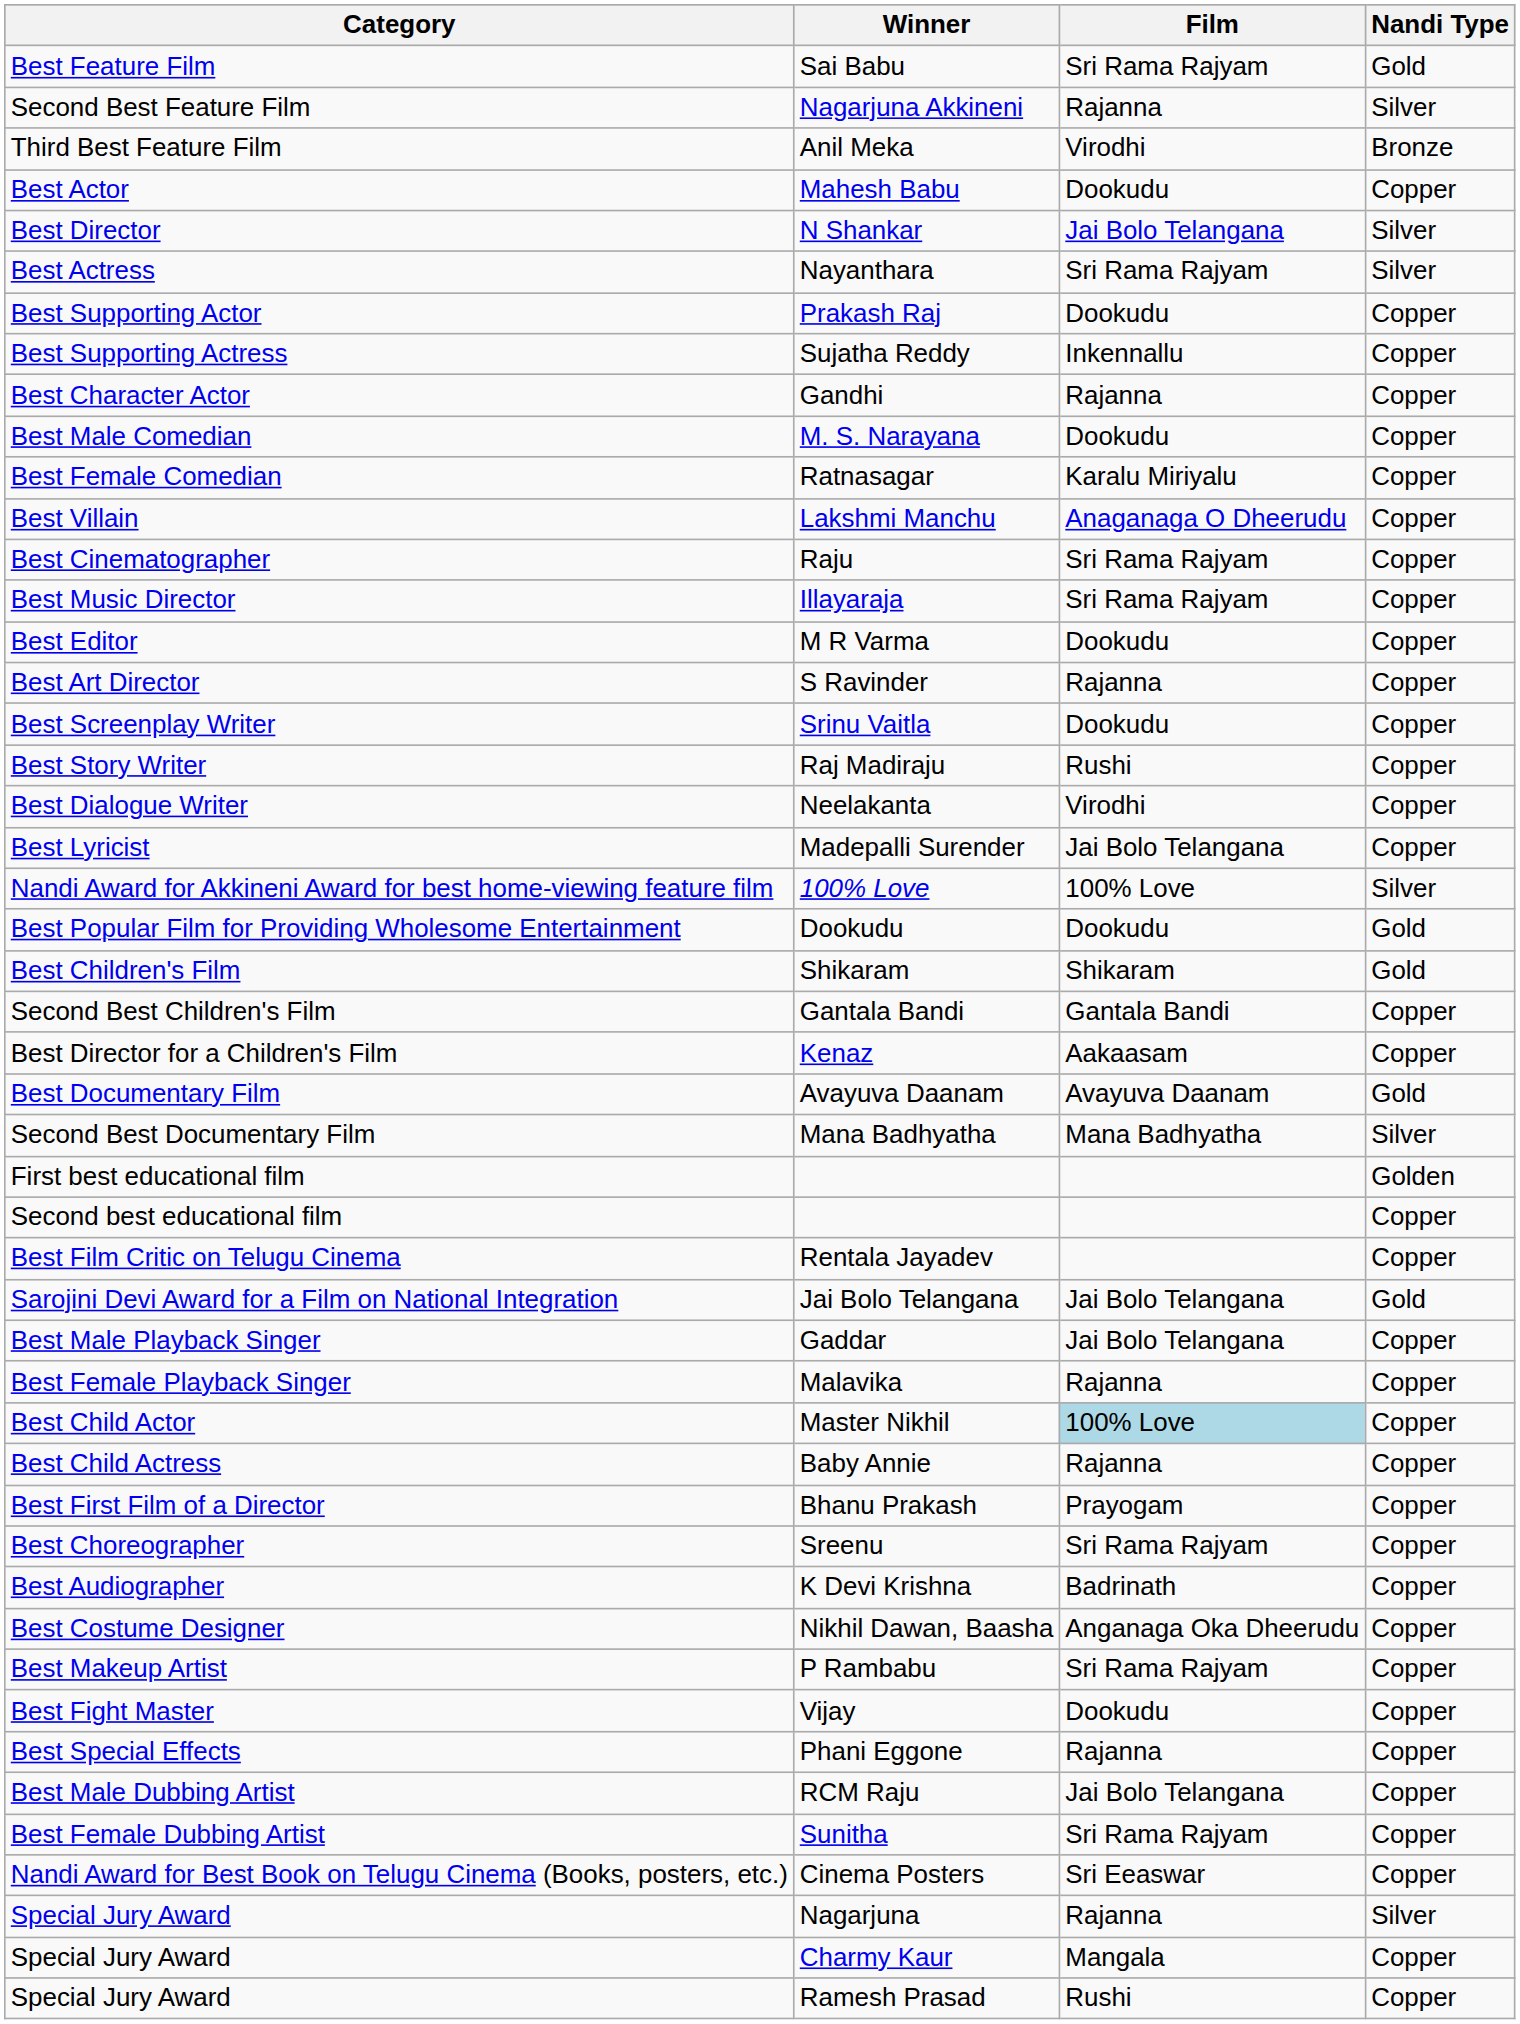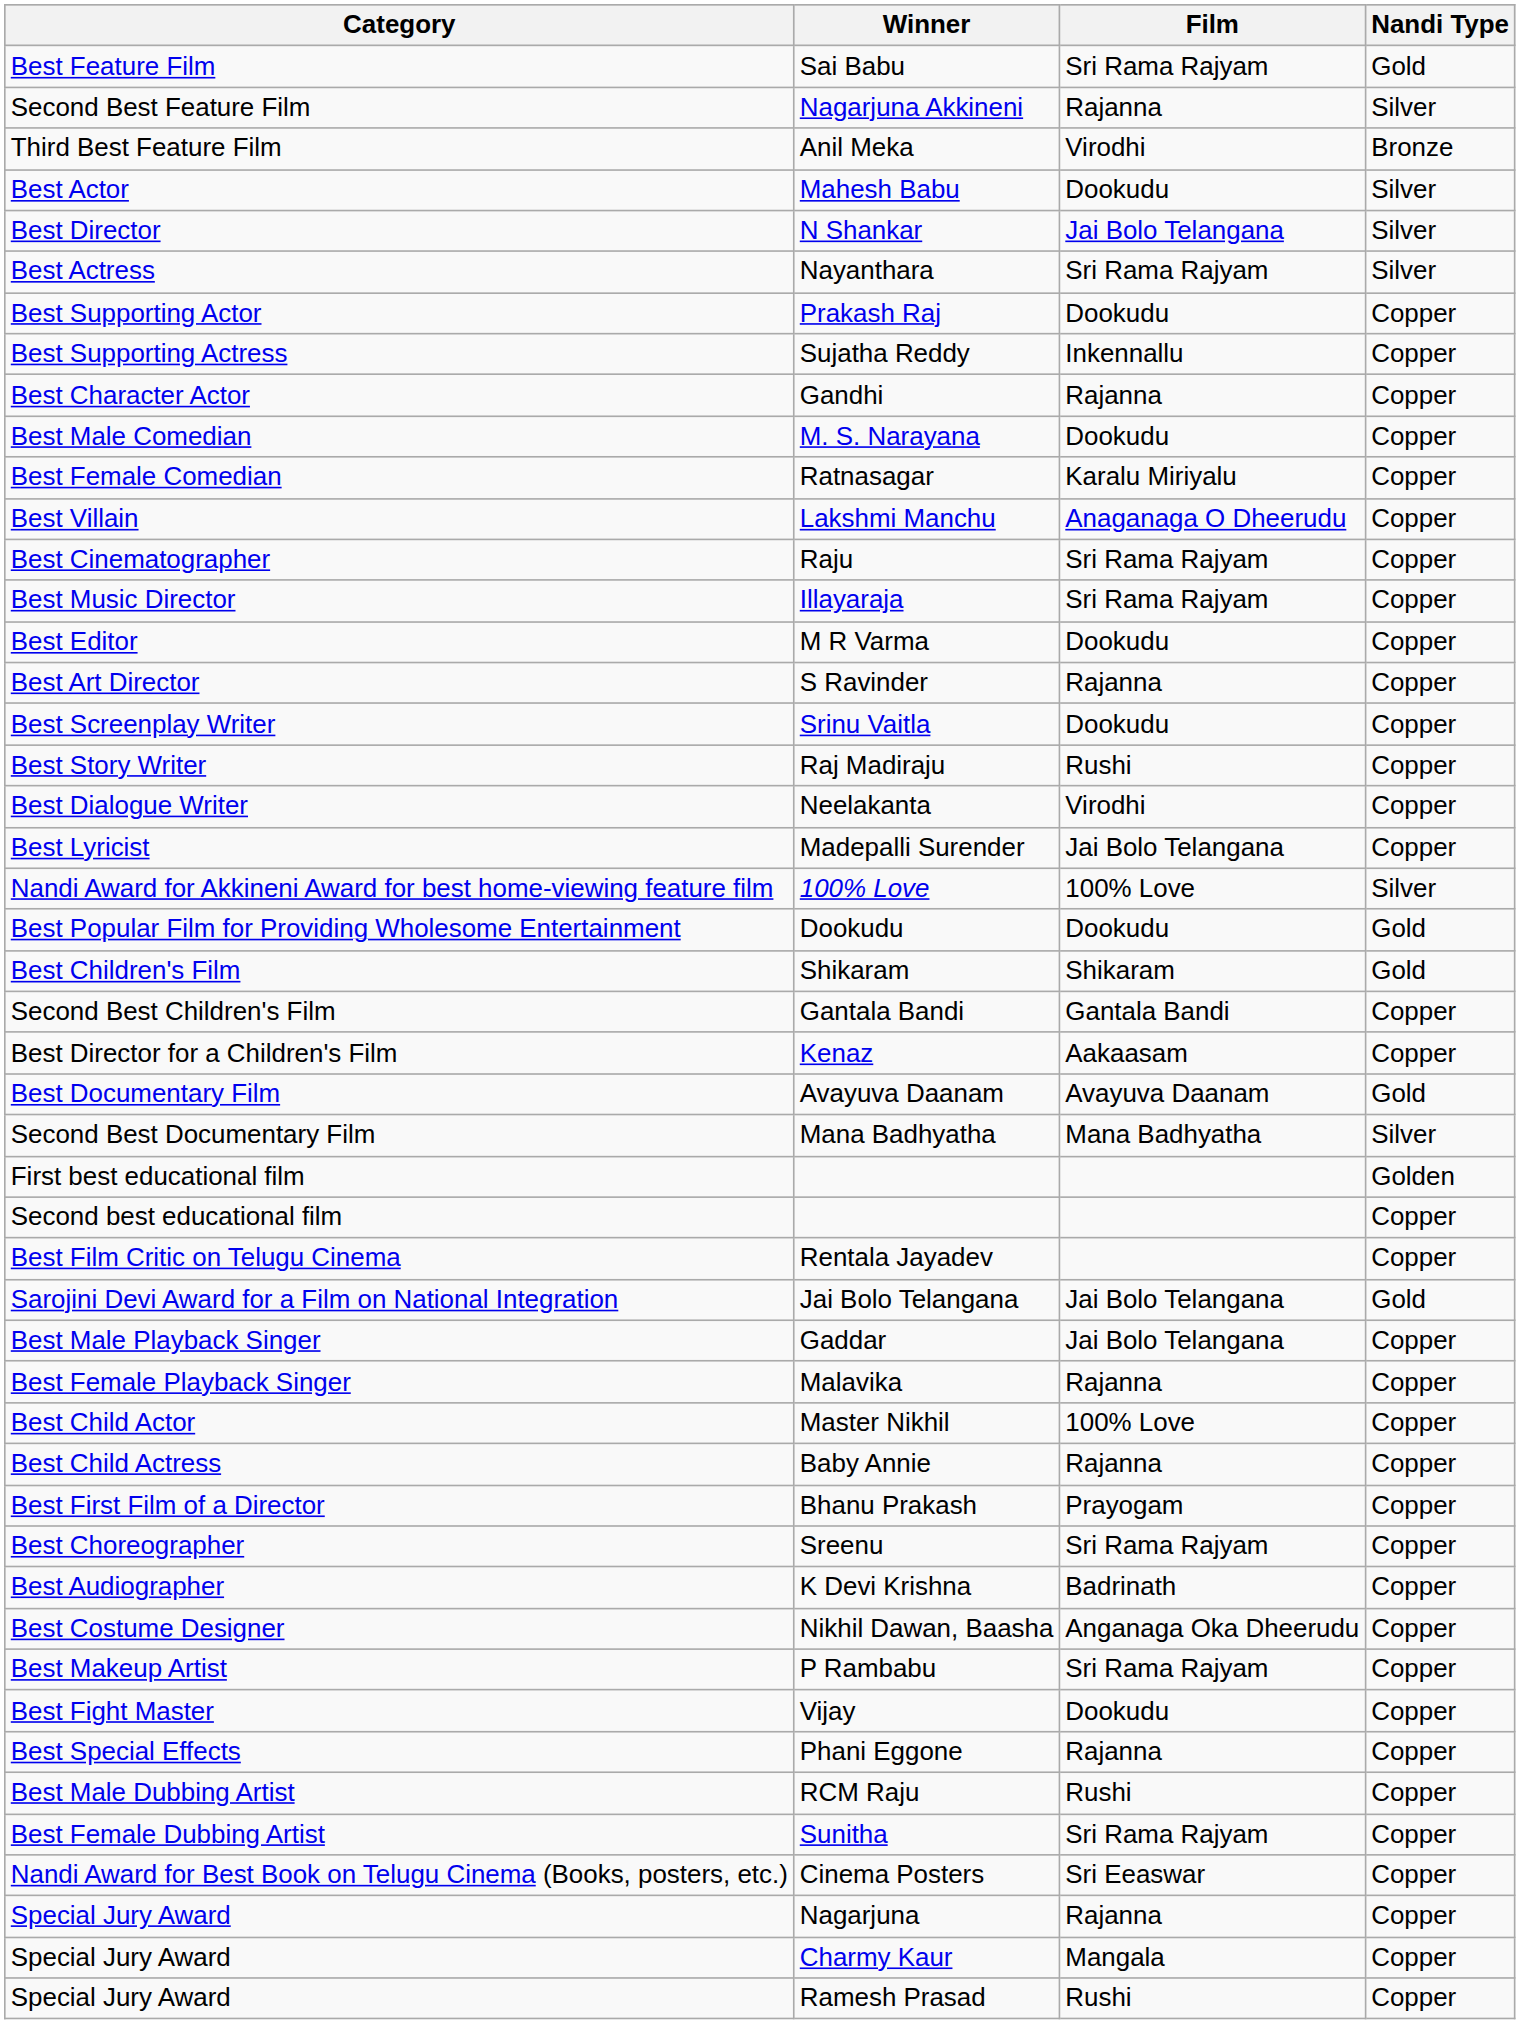(1414, 189) Copper -> (1404, 189) Silver
(1130, 1422) lightblue background -> (1130, 1422) no background
(1175, 1792) Jai Bolo Telangana -> (1098, 1792) Rushi
(1404, 1915) Silver -> (1414, 1915) Copper
